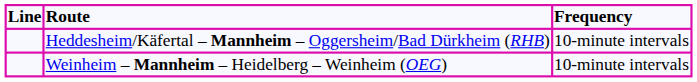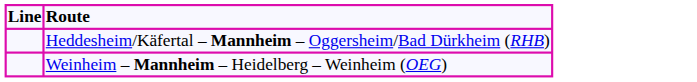- column: (593, 16)
